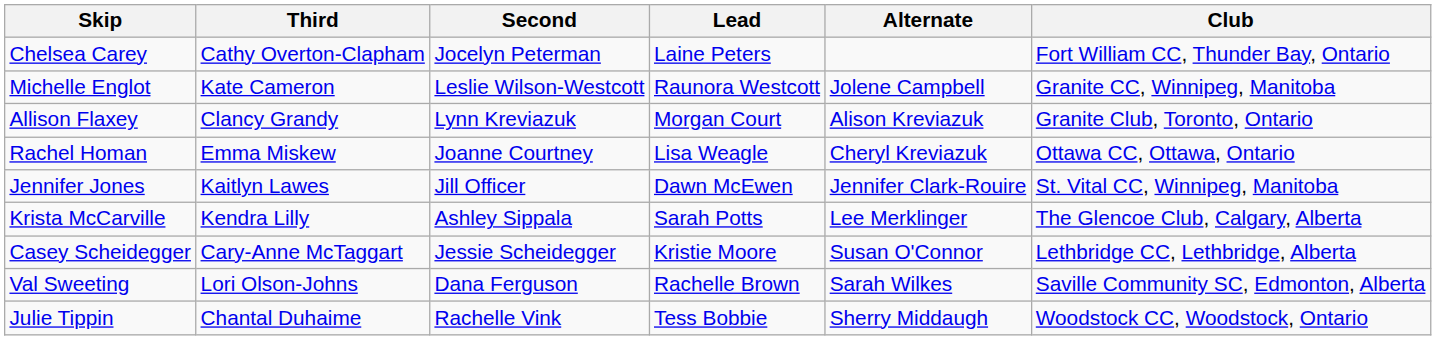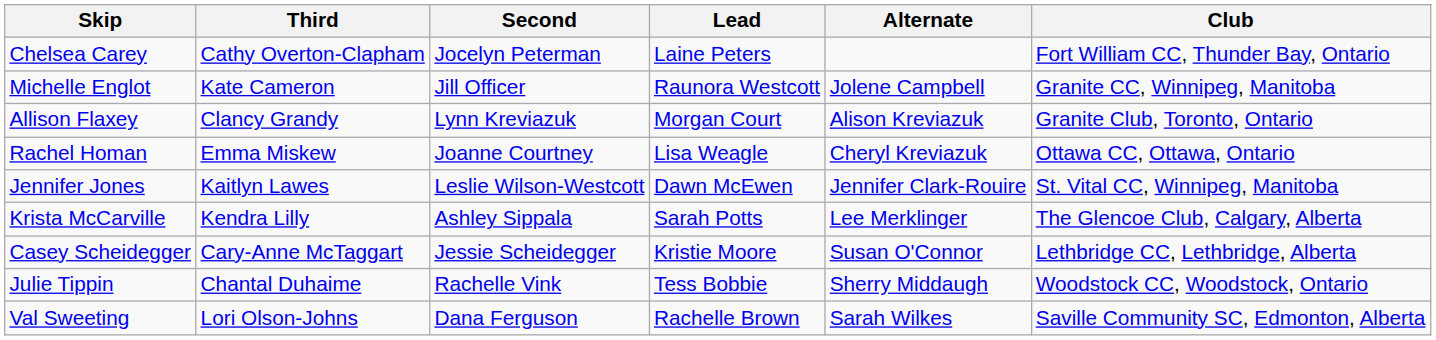(539, 86) Leslie Wilson-Westcott -> (480, 86) Jill Officer
(480, 185) Jill Officer -> (539, 185) Leslie Wilson-Westcott
rows swapped: (69, 284) <-> (61, 317)
